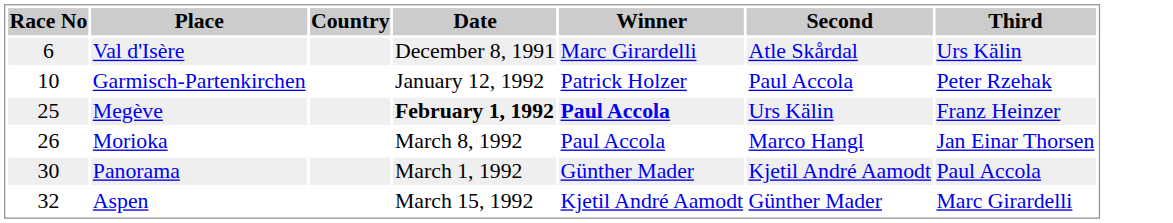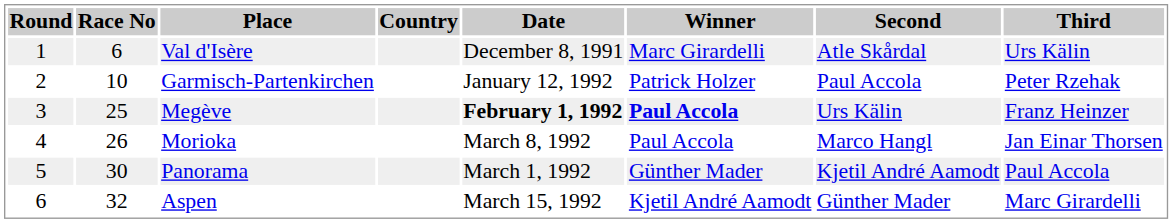+ column: (41, 21)
